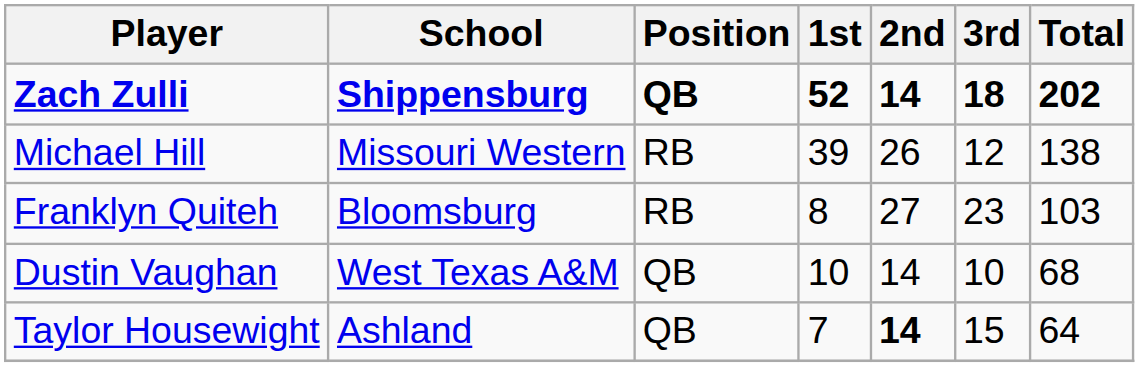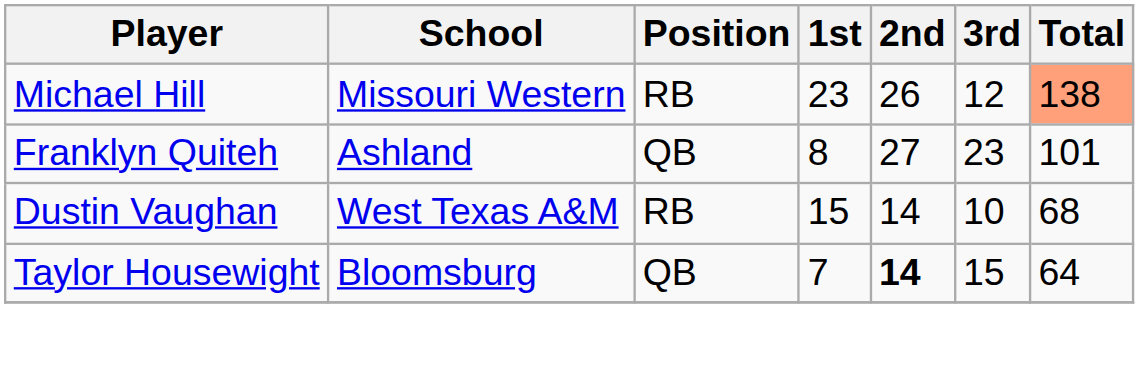- row: (101, 93)
(829, 152) 39 -> (829, 93) 23
(1070, 152) no background -> (1070, 93) lightsalmon background
(437, 212) Bloomsburg -> (405, 152) Ashland
(669, 212) RB -> (670, 152) QB
(1070, 212) 103 -> (1070, 152) 101
(670, 271) QB -> (669, 212) RB
(829, 271) 10 -> (829, 212) 15
(405, 331) Ashland -> (437, 271) Bloomsburg
